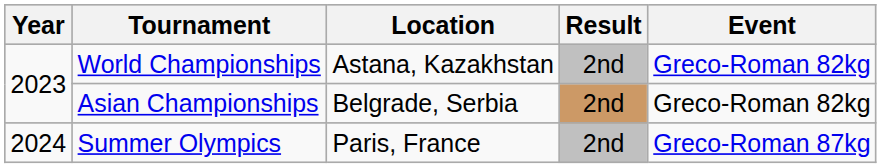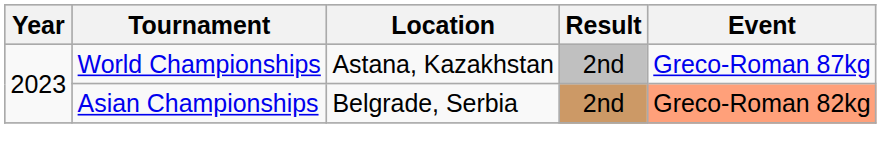(762, 64) Greco-Roman 82kg -> (762, 64) Greco-Roman 87kg
(762, 104) no background -> (762, 104) lightsalmon background
- row: (179, 143)
